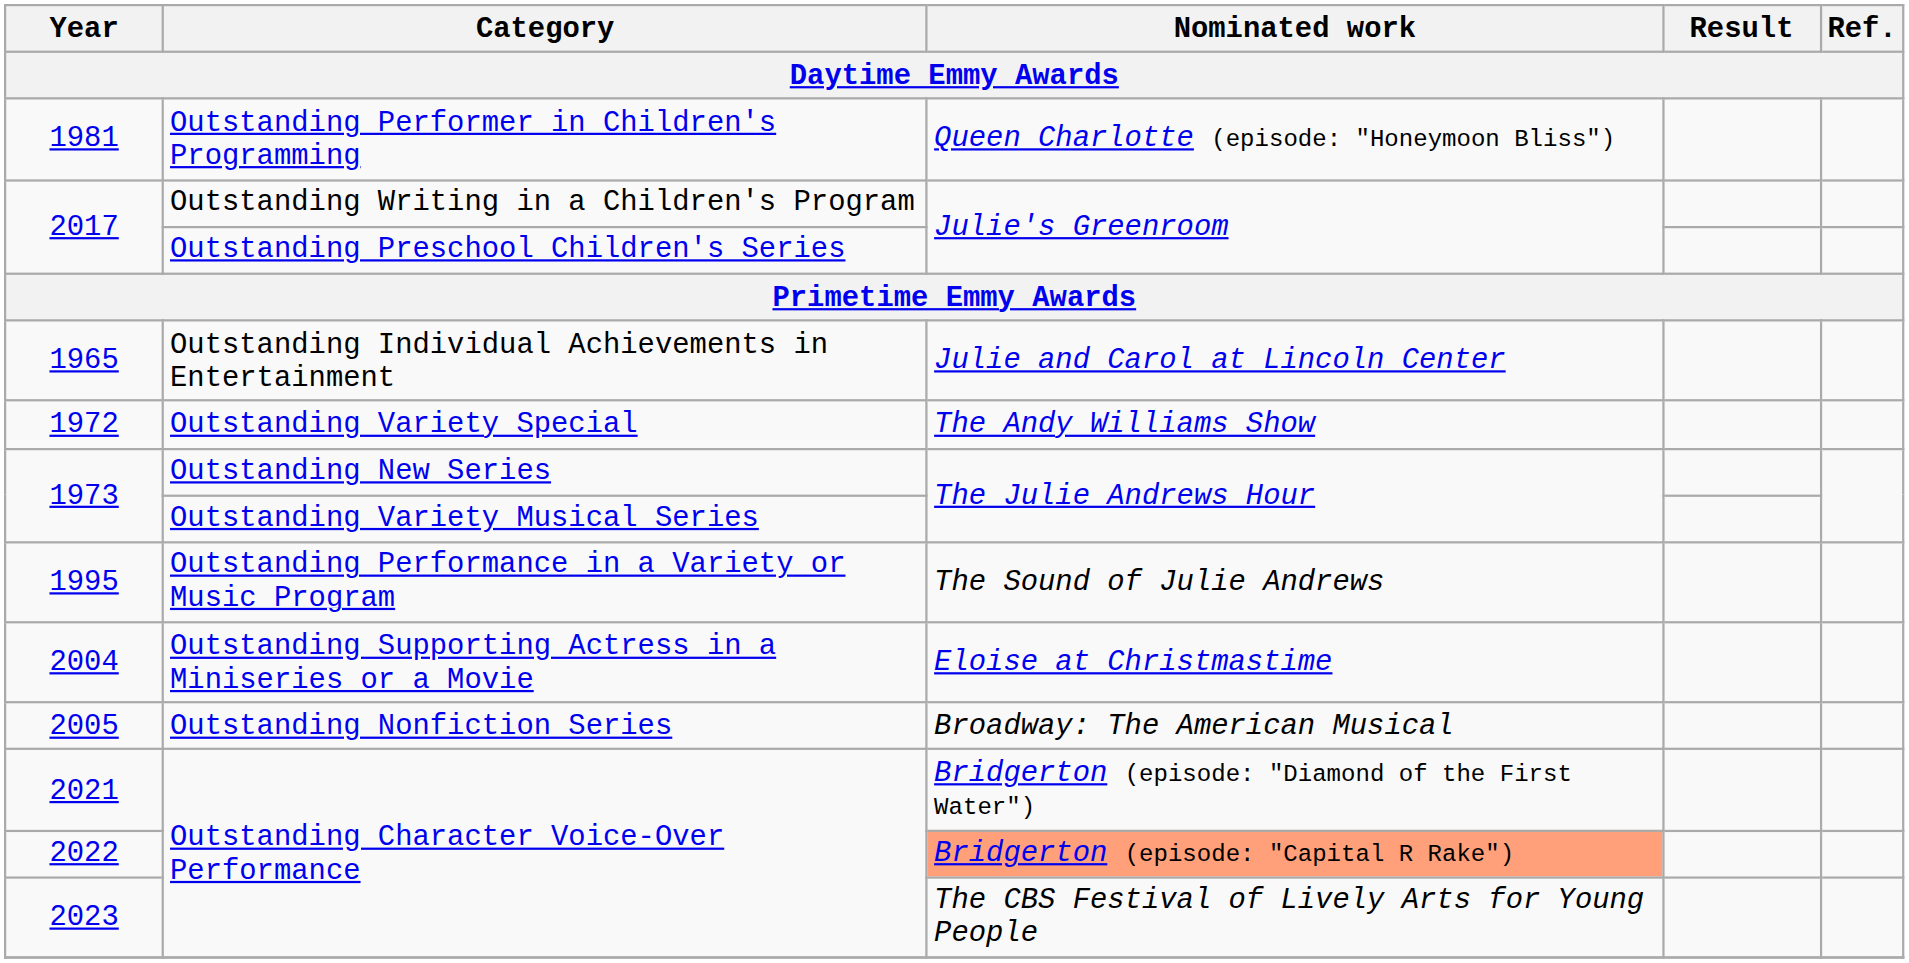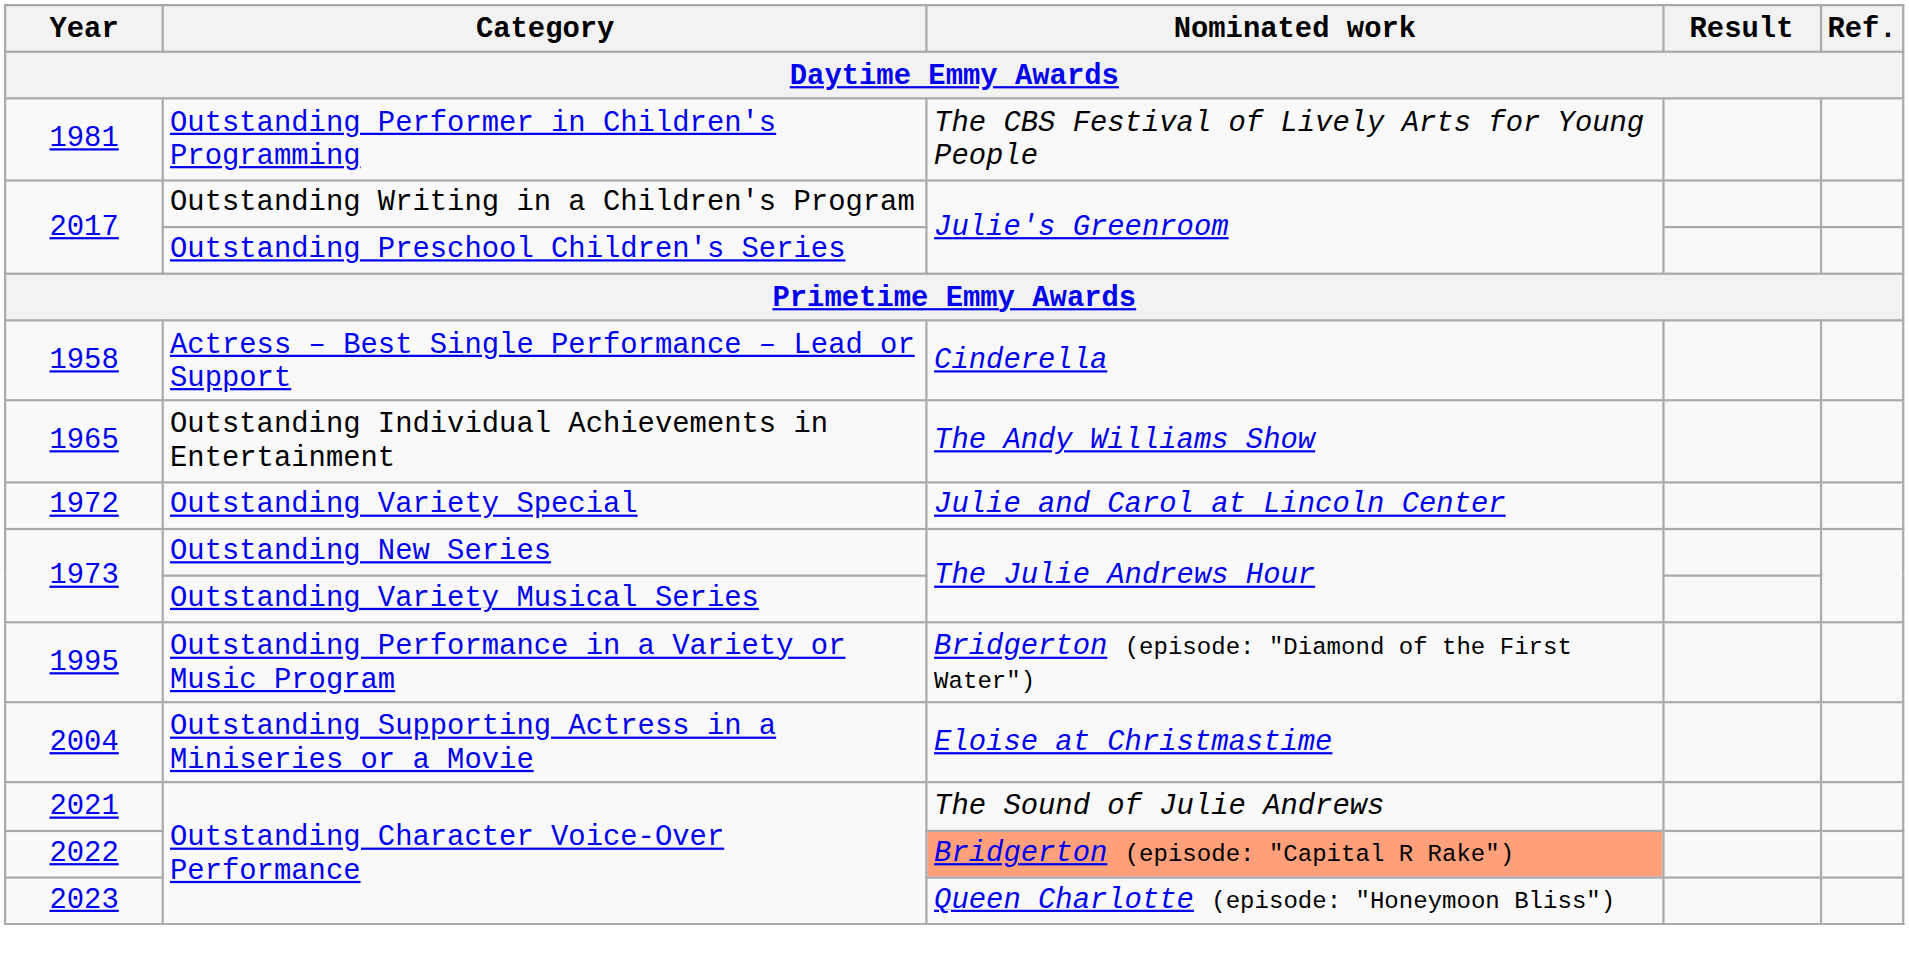(1275, 139) Queen Charlotte (episode: "Honeymoon Bliss") -> (1289, 139) The CBS Festival of Lively Arts for Young People
+ row: (84, 361)
(1220, 361) Julie and Carol at Lincoln Center -> (1125, 441) The Andy Williams Show
(1125, 424) The Andy Williams Show -> (1220, 505) Julie and Carol at Lincoln Center
(1159, 582) The Sound of Julie Andrews -> (1253, 661) Bridgerton (episode: "Diamond of the First Water")
- row: (84, 726)
(1253, 789) Bridgerton (episode: "Diamond of the First Water") -> (1159, 807) The Sound of Julie Andrews
(1289, 917) The CBS Festival of Lively Arts for Young People -> (1275, 901) Queen Charlotte (episode: "Honeymoon Bliss")
